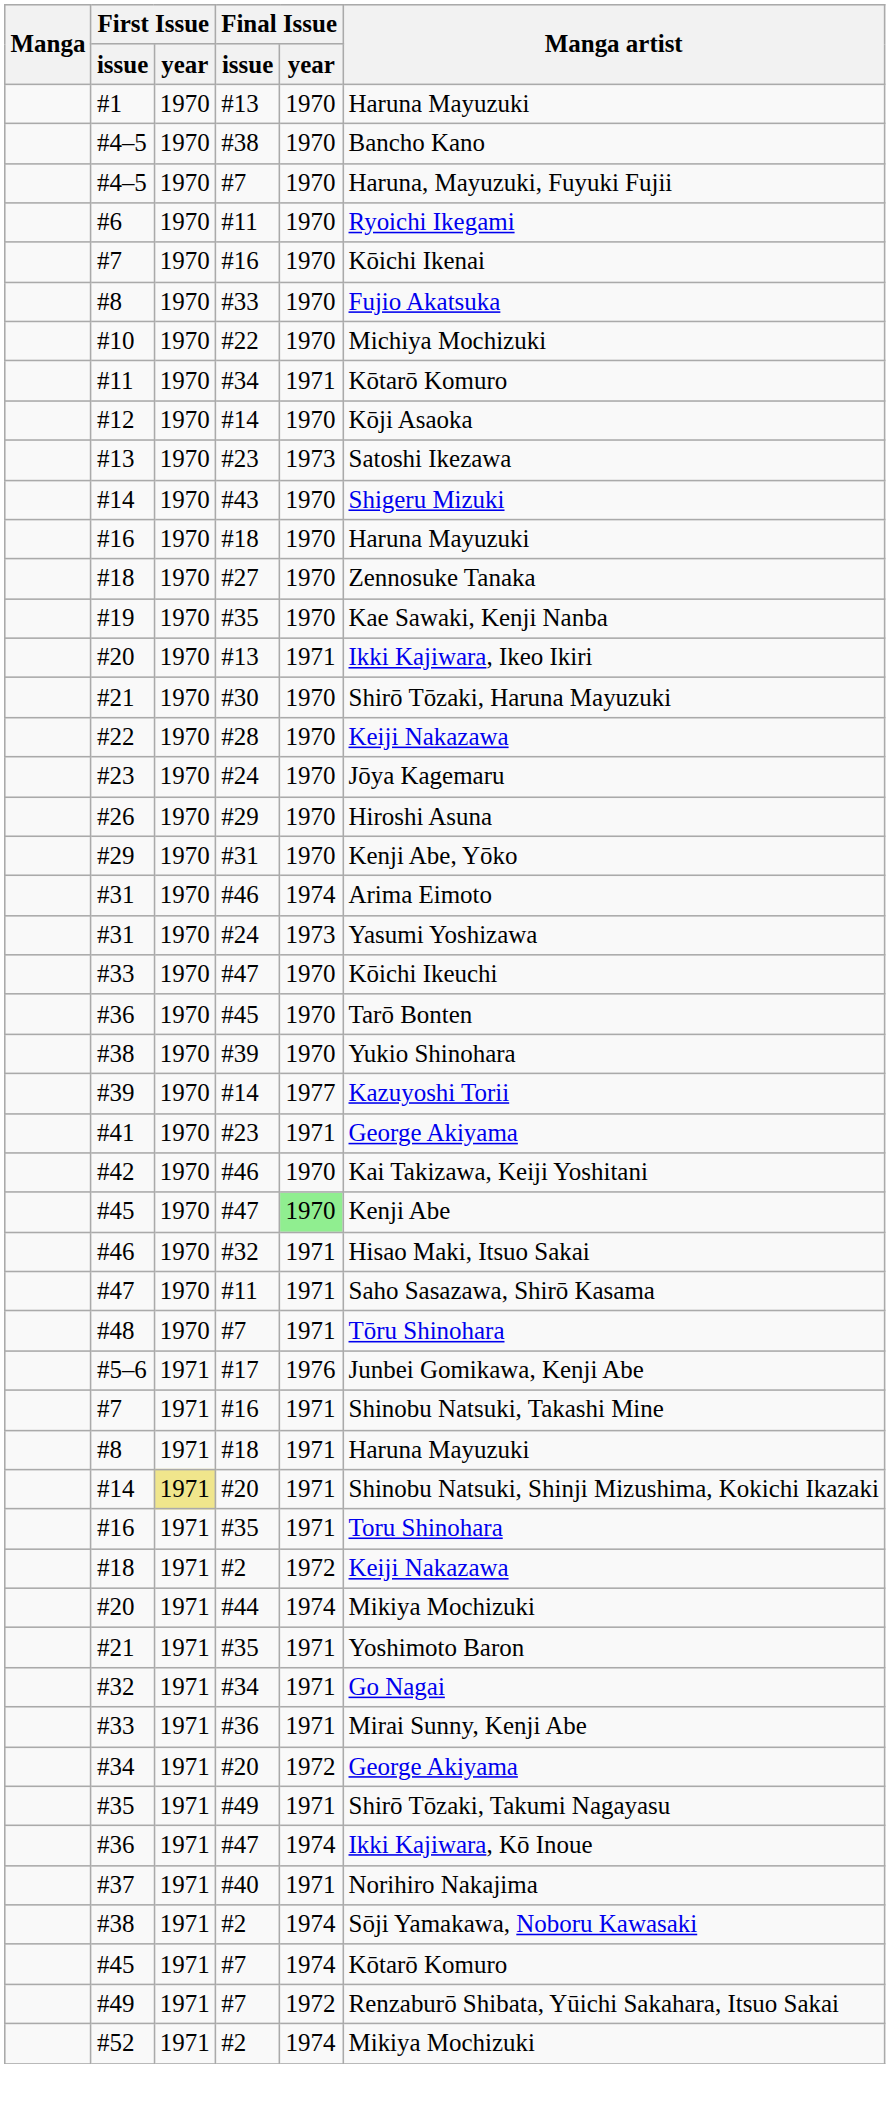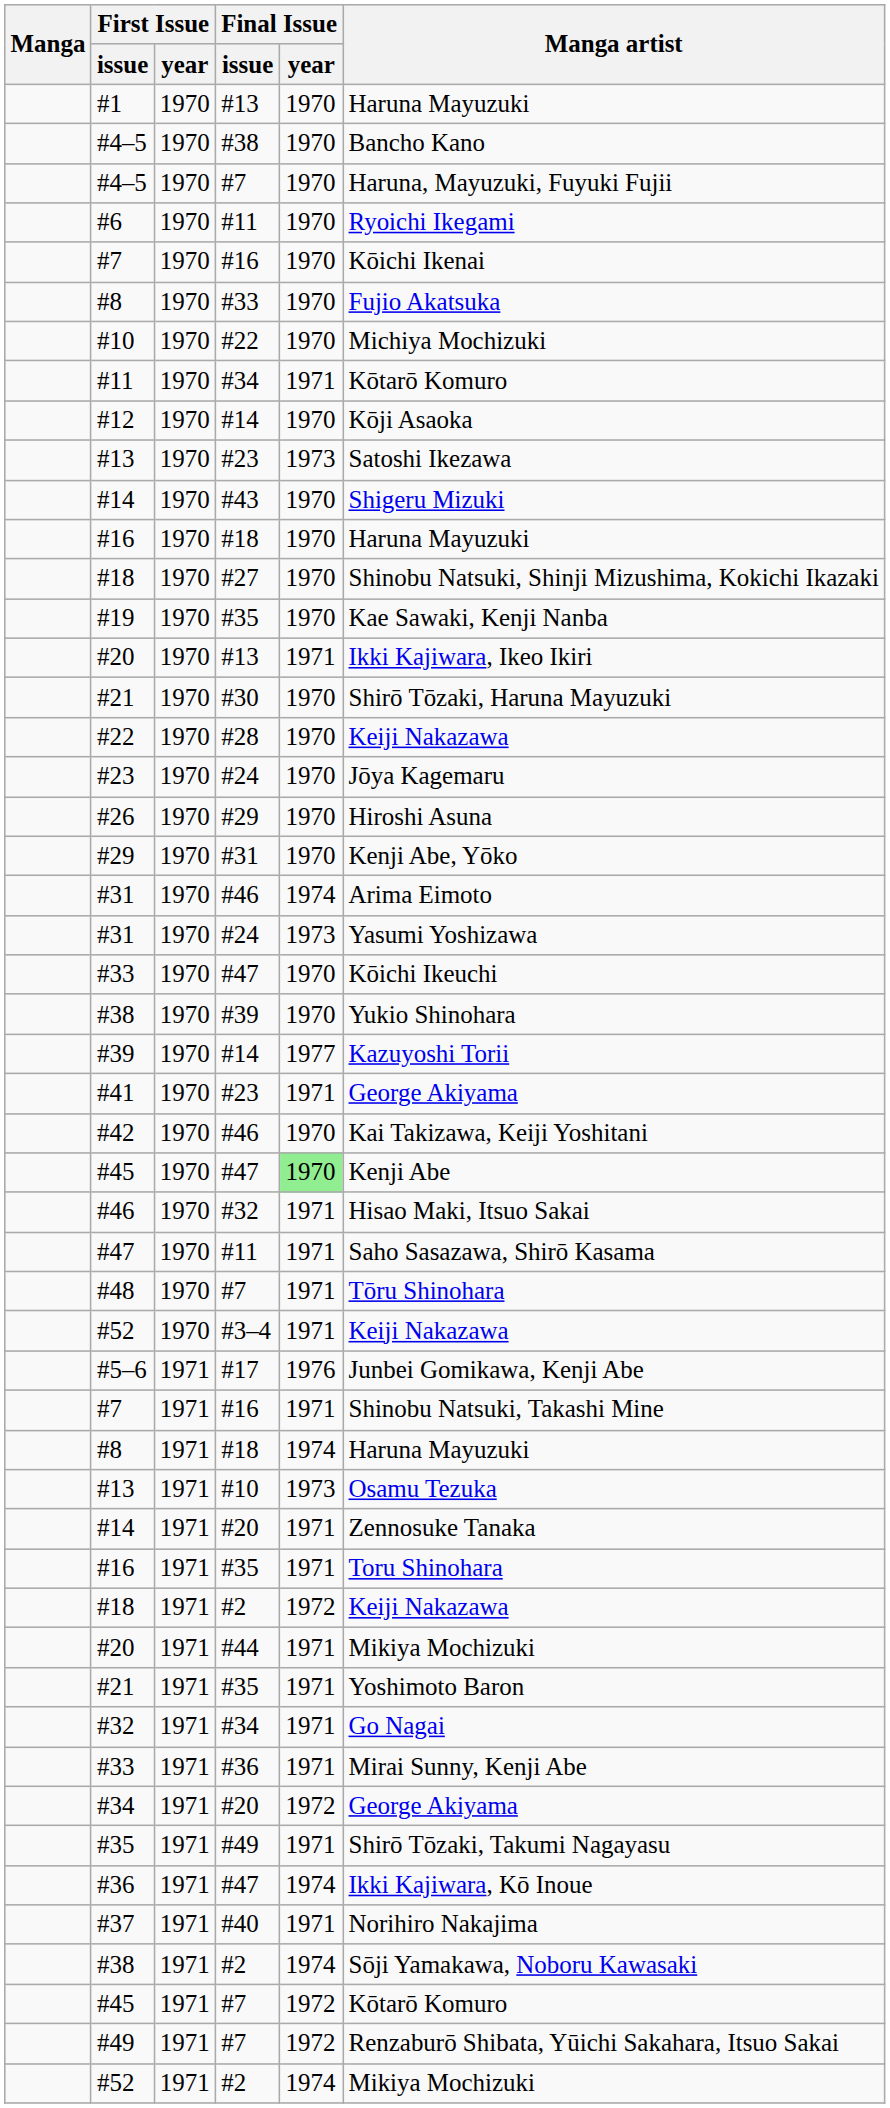(442, 578) Zennosuke Tanaka -> (614, 578) Shinobu Natsuki, Shinji Mizushima, Kokichi Ikazaki
- row: (116, 1013)
+ row: (116, 1330)
(311, 1449) 1971 -> (311, 1449) 1974
+ row: (116, 1488)
(185, 1488) khaki background -> (185, 1528) no background
(614, 1488) Shinobu Natsuki, Shinji Mizushima, Kokichi Ikazaki -> (442, 1528) Zennosuke Tanaka
(311, 1607) 1974 -> (311, 1647) 1971
(311, 1963) 1974 -> (311, 2003) 1972
